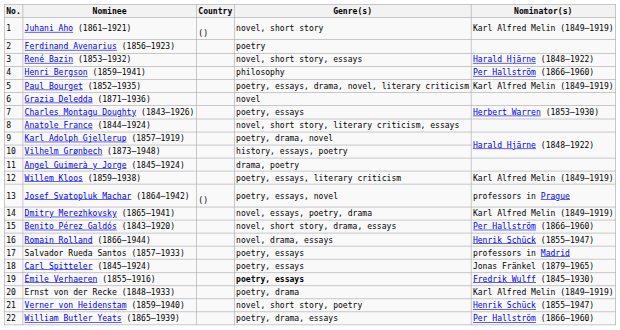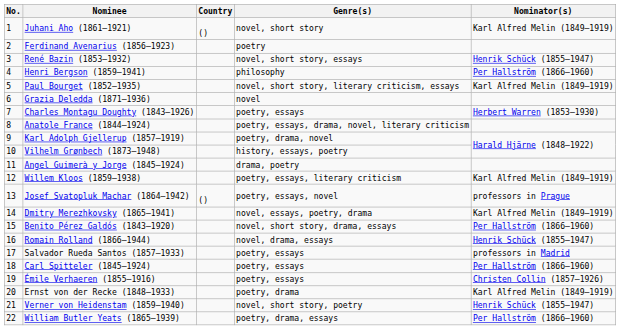(534, 60) Harald Hjärne (1848–1922) -> (534, 60) Henrik Schück (1855–1947)
(353, 86) poetry, essays, drama, novel, literary criticism -> (348, 86) novel, short story, literary criticism, essays
(348, 125) novel, short story, literary criticism, essays -> (353, 125) poetry, essays, drama, novel, literary criticism
(534, 266) Jonas Fränkel (1879–1965) -> (534, 266) Per Hallström (1866–1960)
(270, 279) bold -> (270, 279) normal
(534, 279) Fredrik Wulff (1845–1930) -> (538, 279) Christen Collin (1857–1926)
